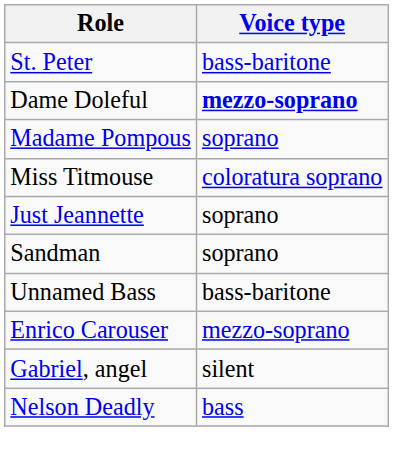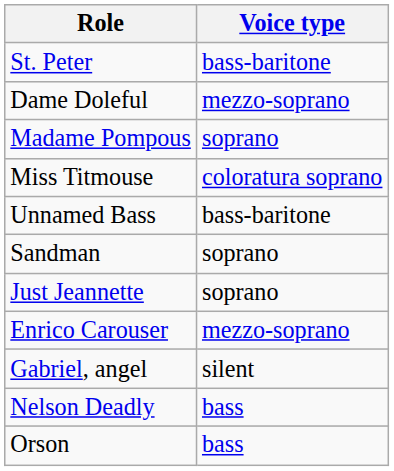(280, 100) bold -> (276, 100) normal
rows swapped: (77, 215) <-> (83, 291)
+ row: (40, 445)
